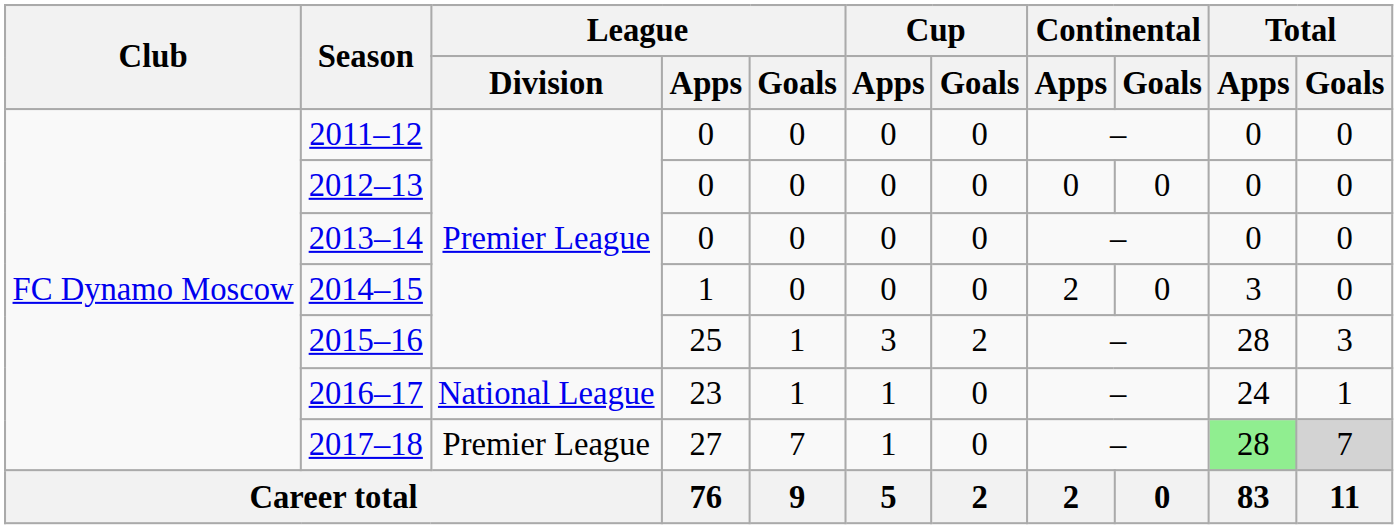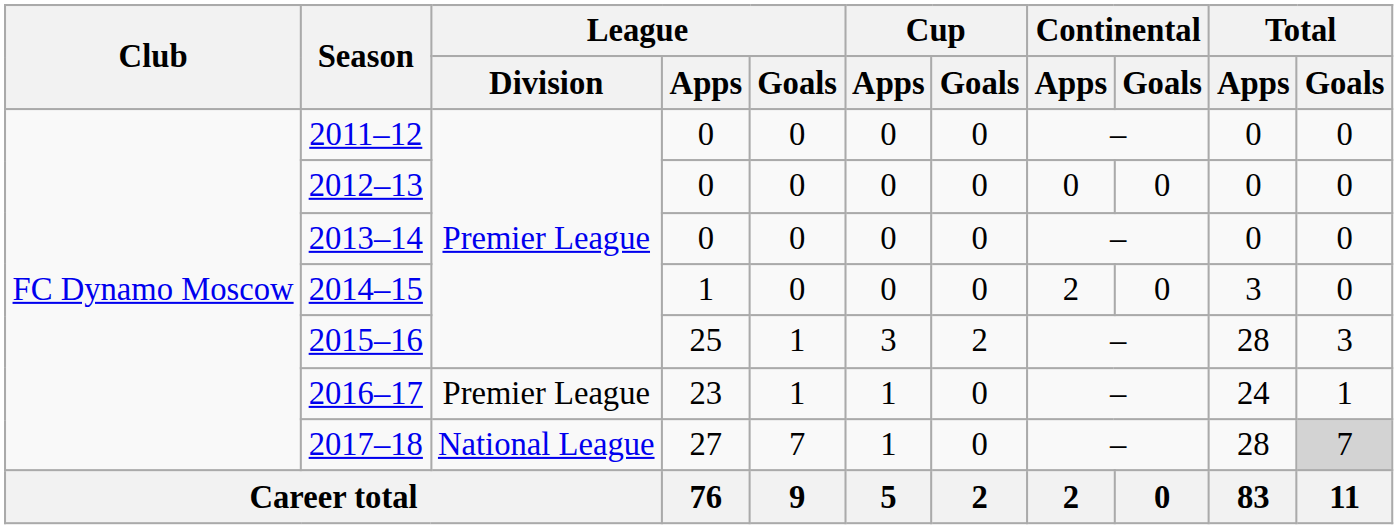(546, 392) National League -> (546, 392) Premier League
(546, 444) Premier League -> (546, 444) National League
(1253, 444) lightgreen background -> (1253, 444) no background
